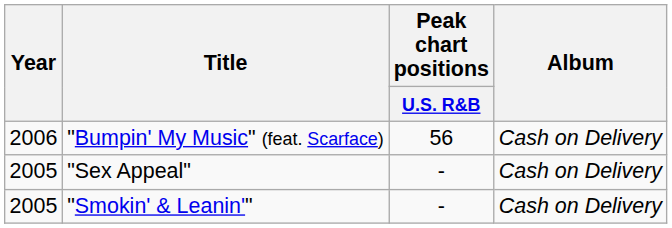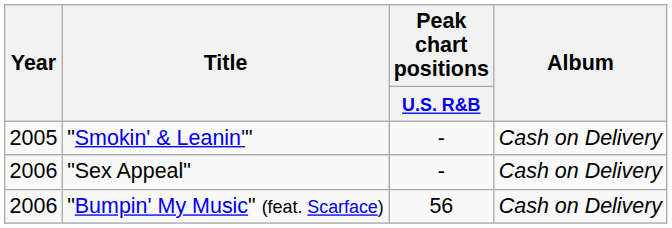rows swapped: (160, 205) <-> (225, 137)
(33, 171) 2005 -> (33, 171) 2006
